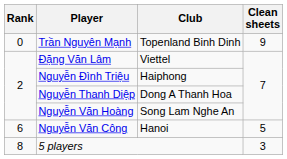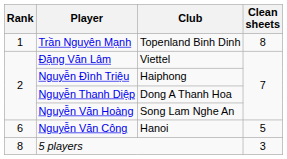(20, 42) 0 -> (20, 42) 1
(263, 42) 9 -> (263, 42) 8
